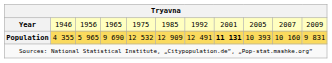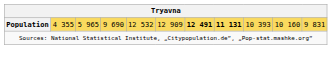- row: (28, 24)
(199, 37) normal -> (199, 24) bold
